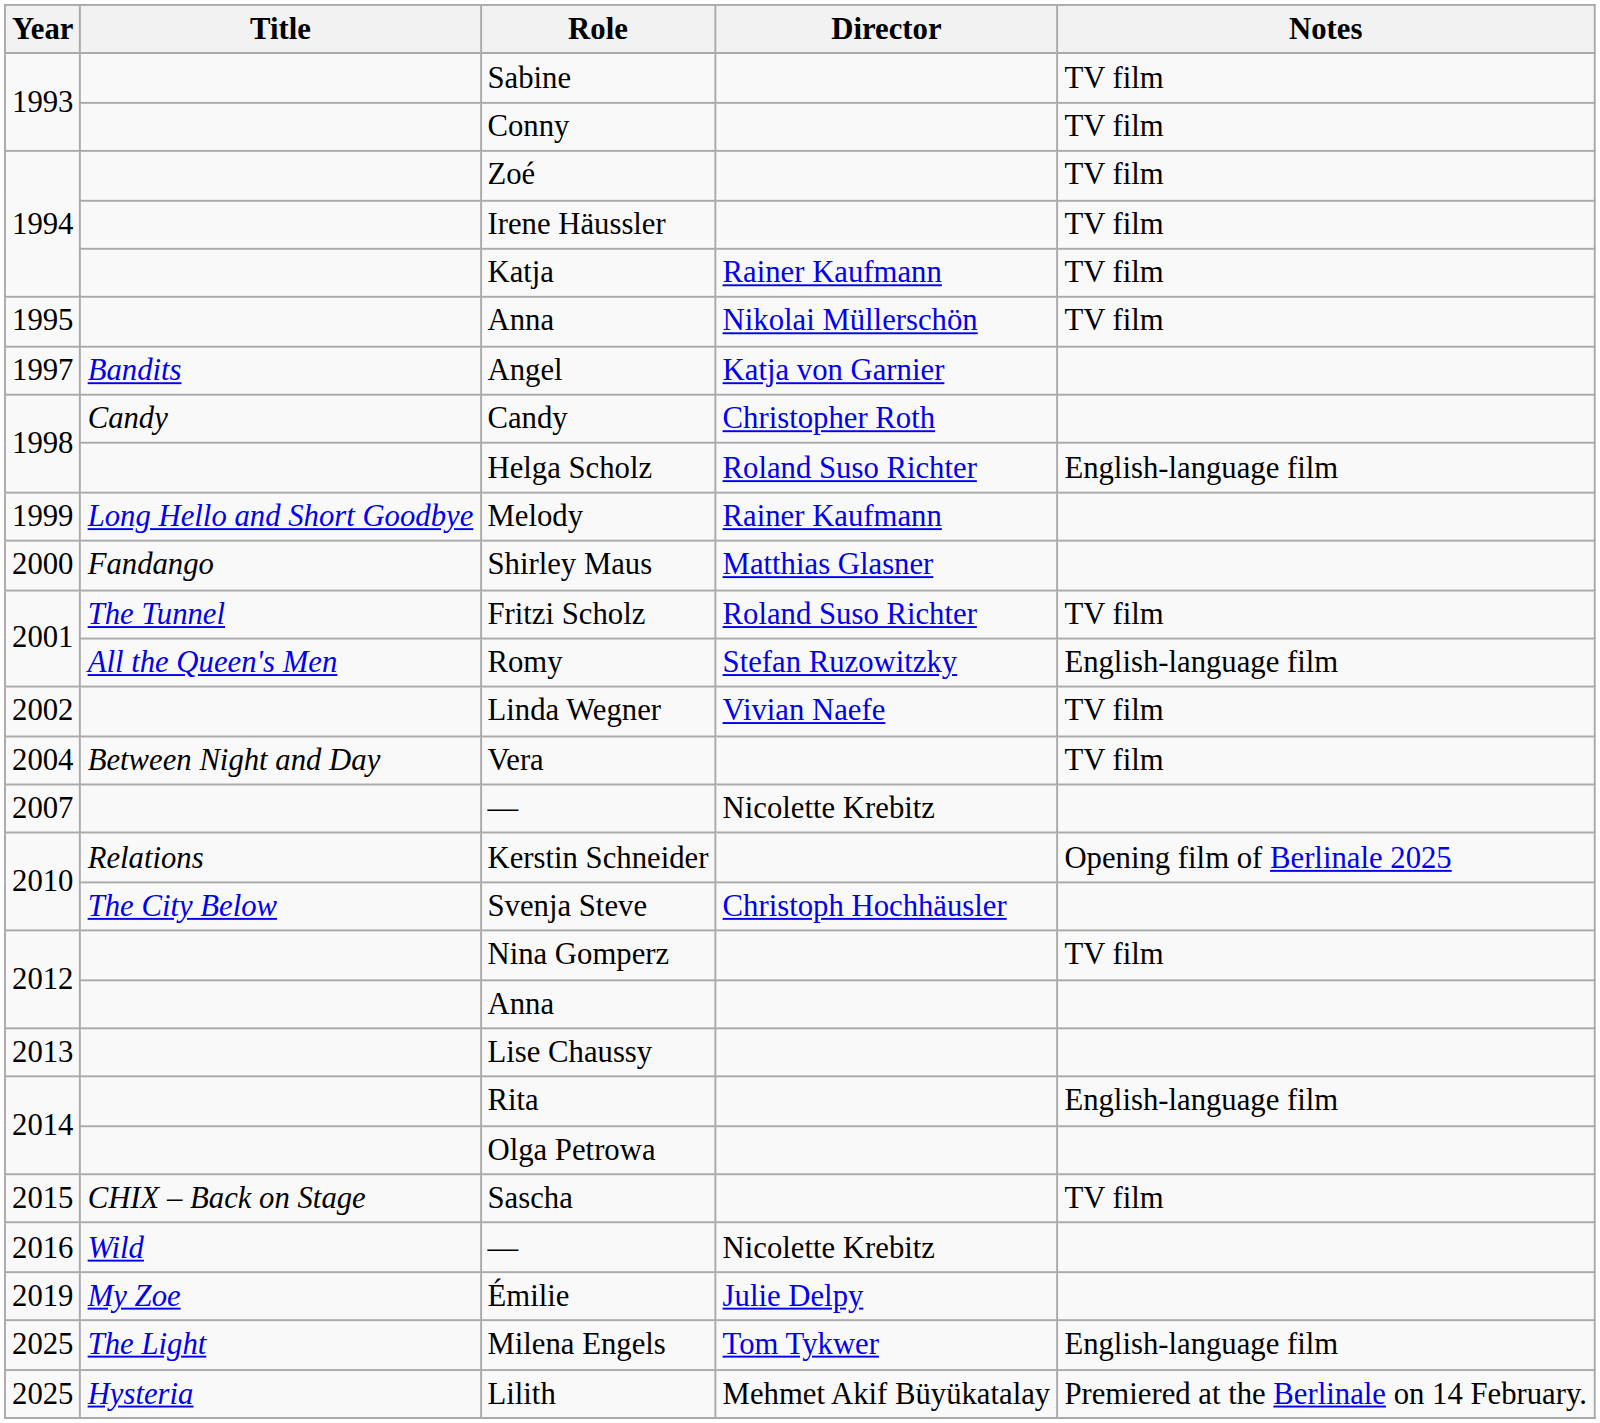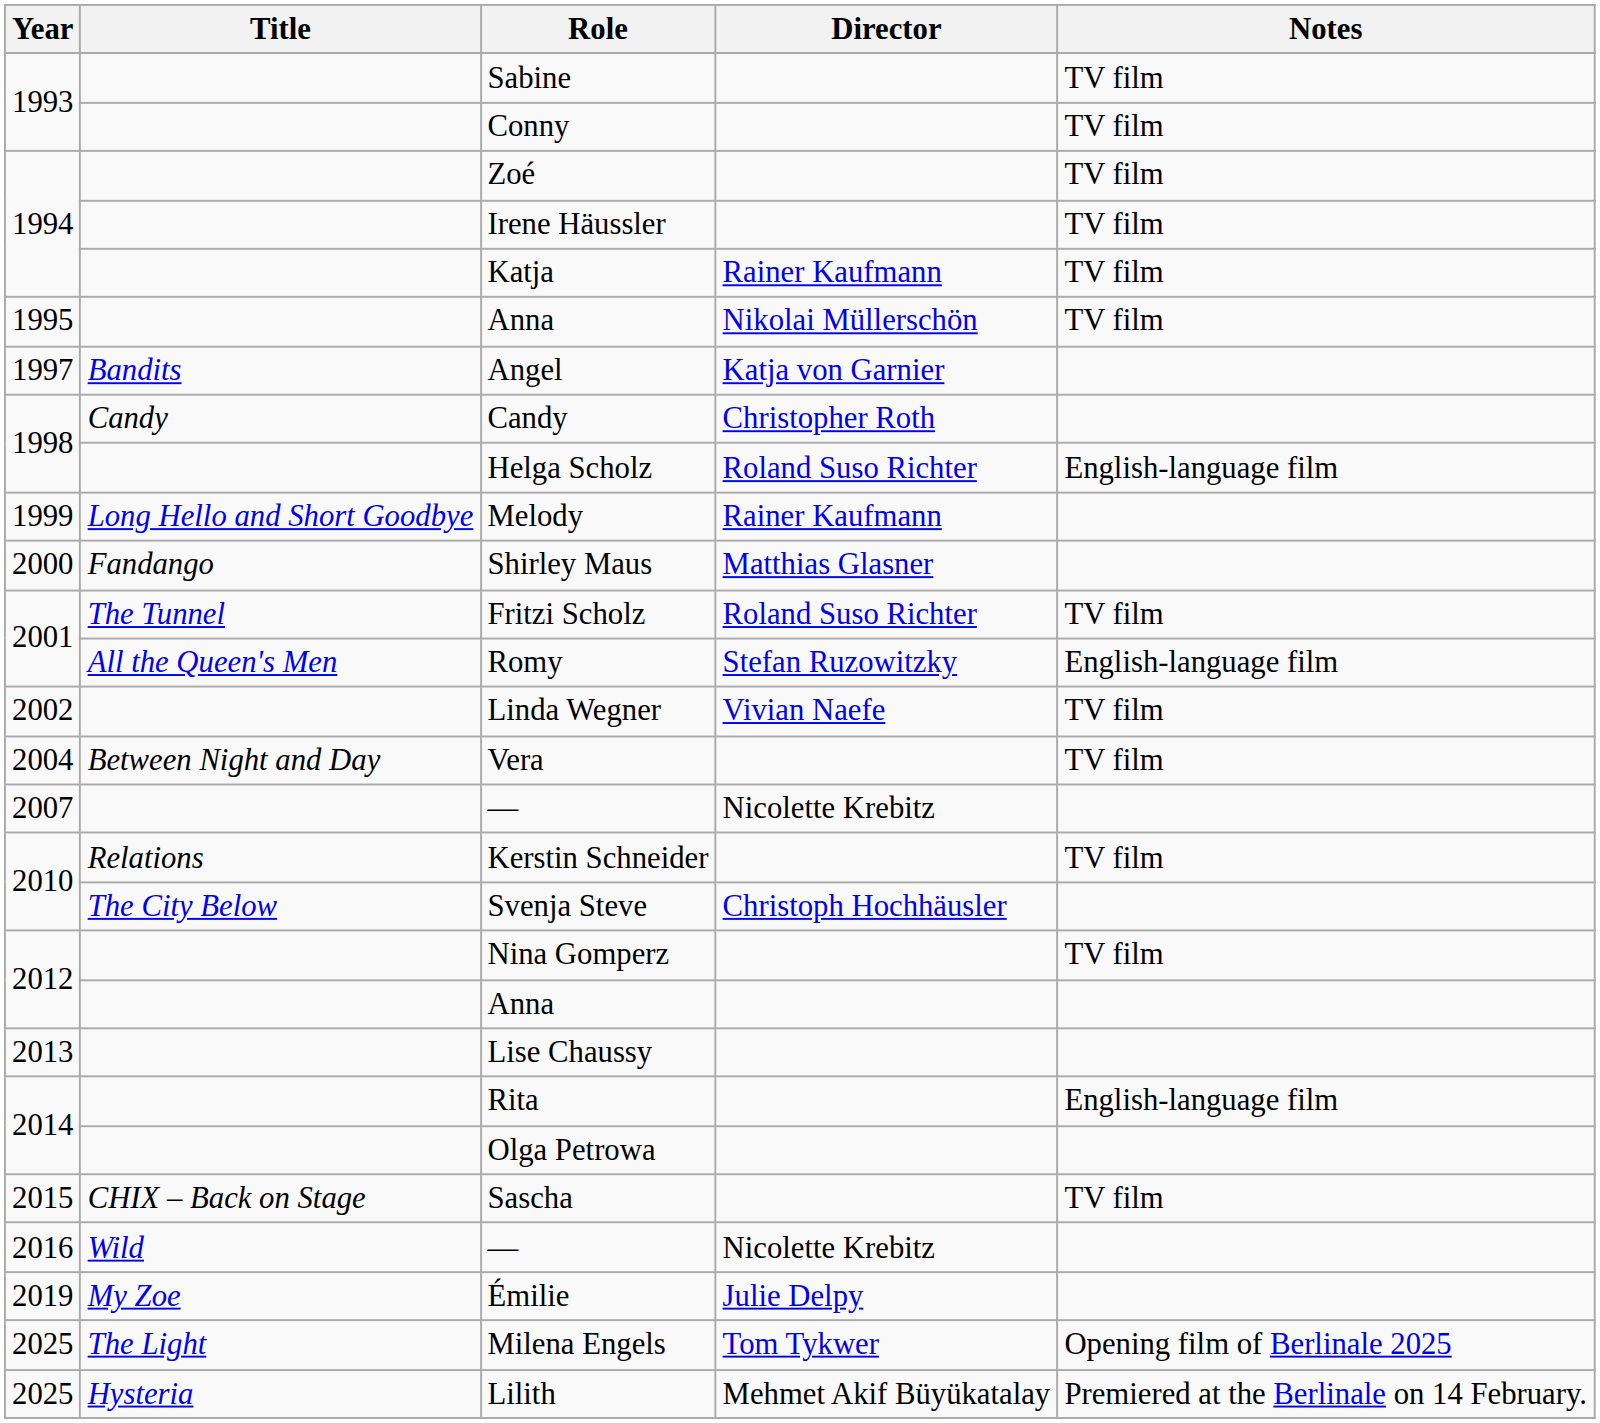(1258, 857) Opening film of Berlinale 2025 -> (1114, 857) TV film
(1201, 1344) English-language film -> (1258, 1344) Opening film of Berlinale 2025
